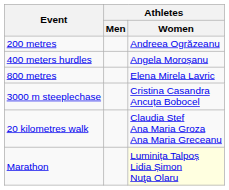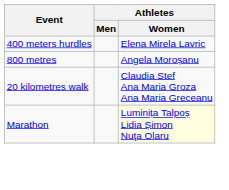- row: (32, 44)
(169, 60) Angela Moroșanu -> (163, 44) Elena Mirela Lavric
(172, 75) Elena Mirela Lavric -> (160, 60) Angela Moroșanu
- row: (54, 97)
